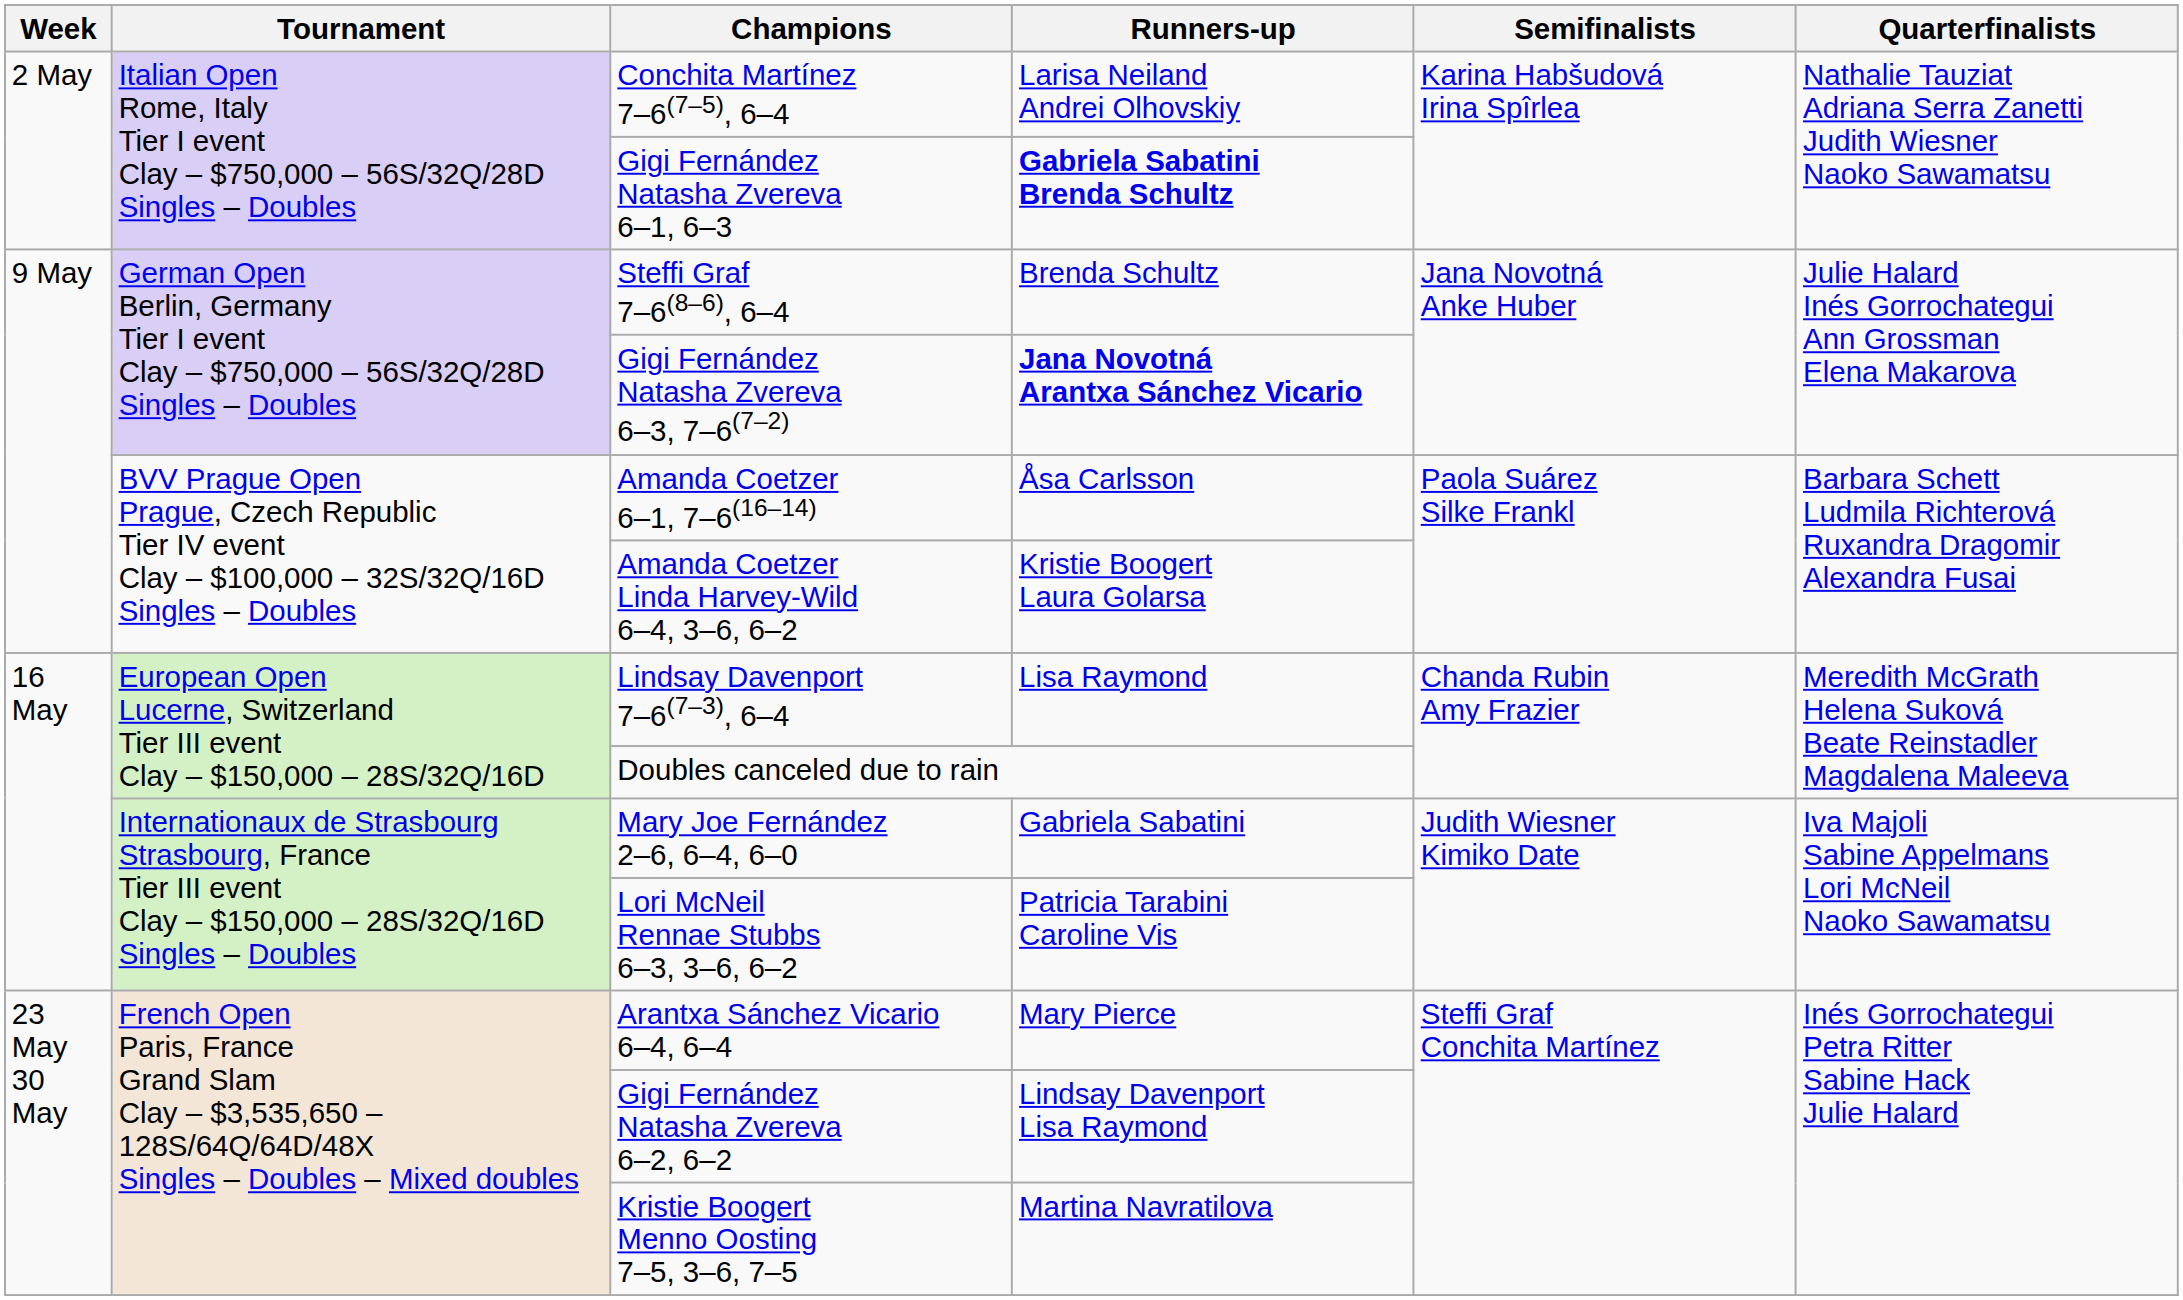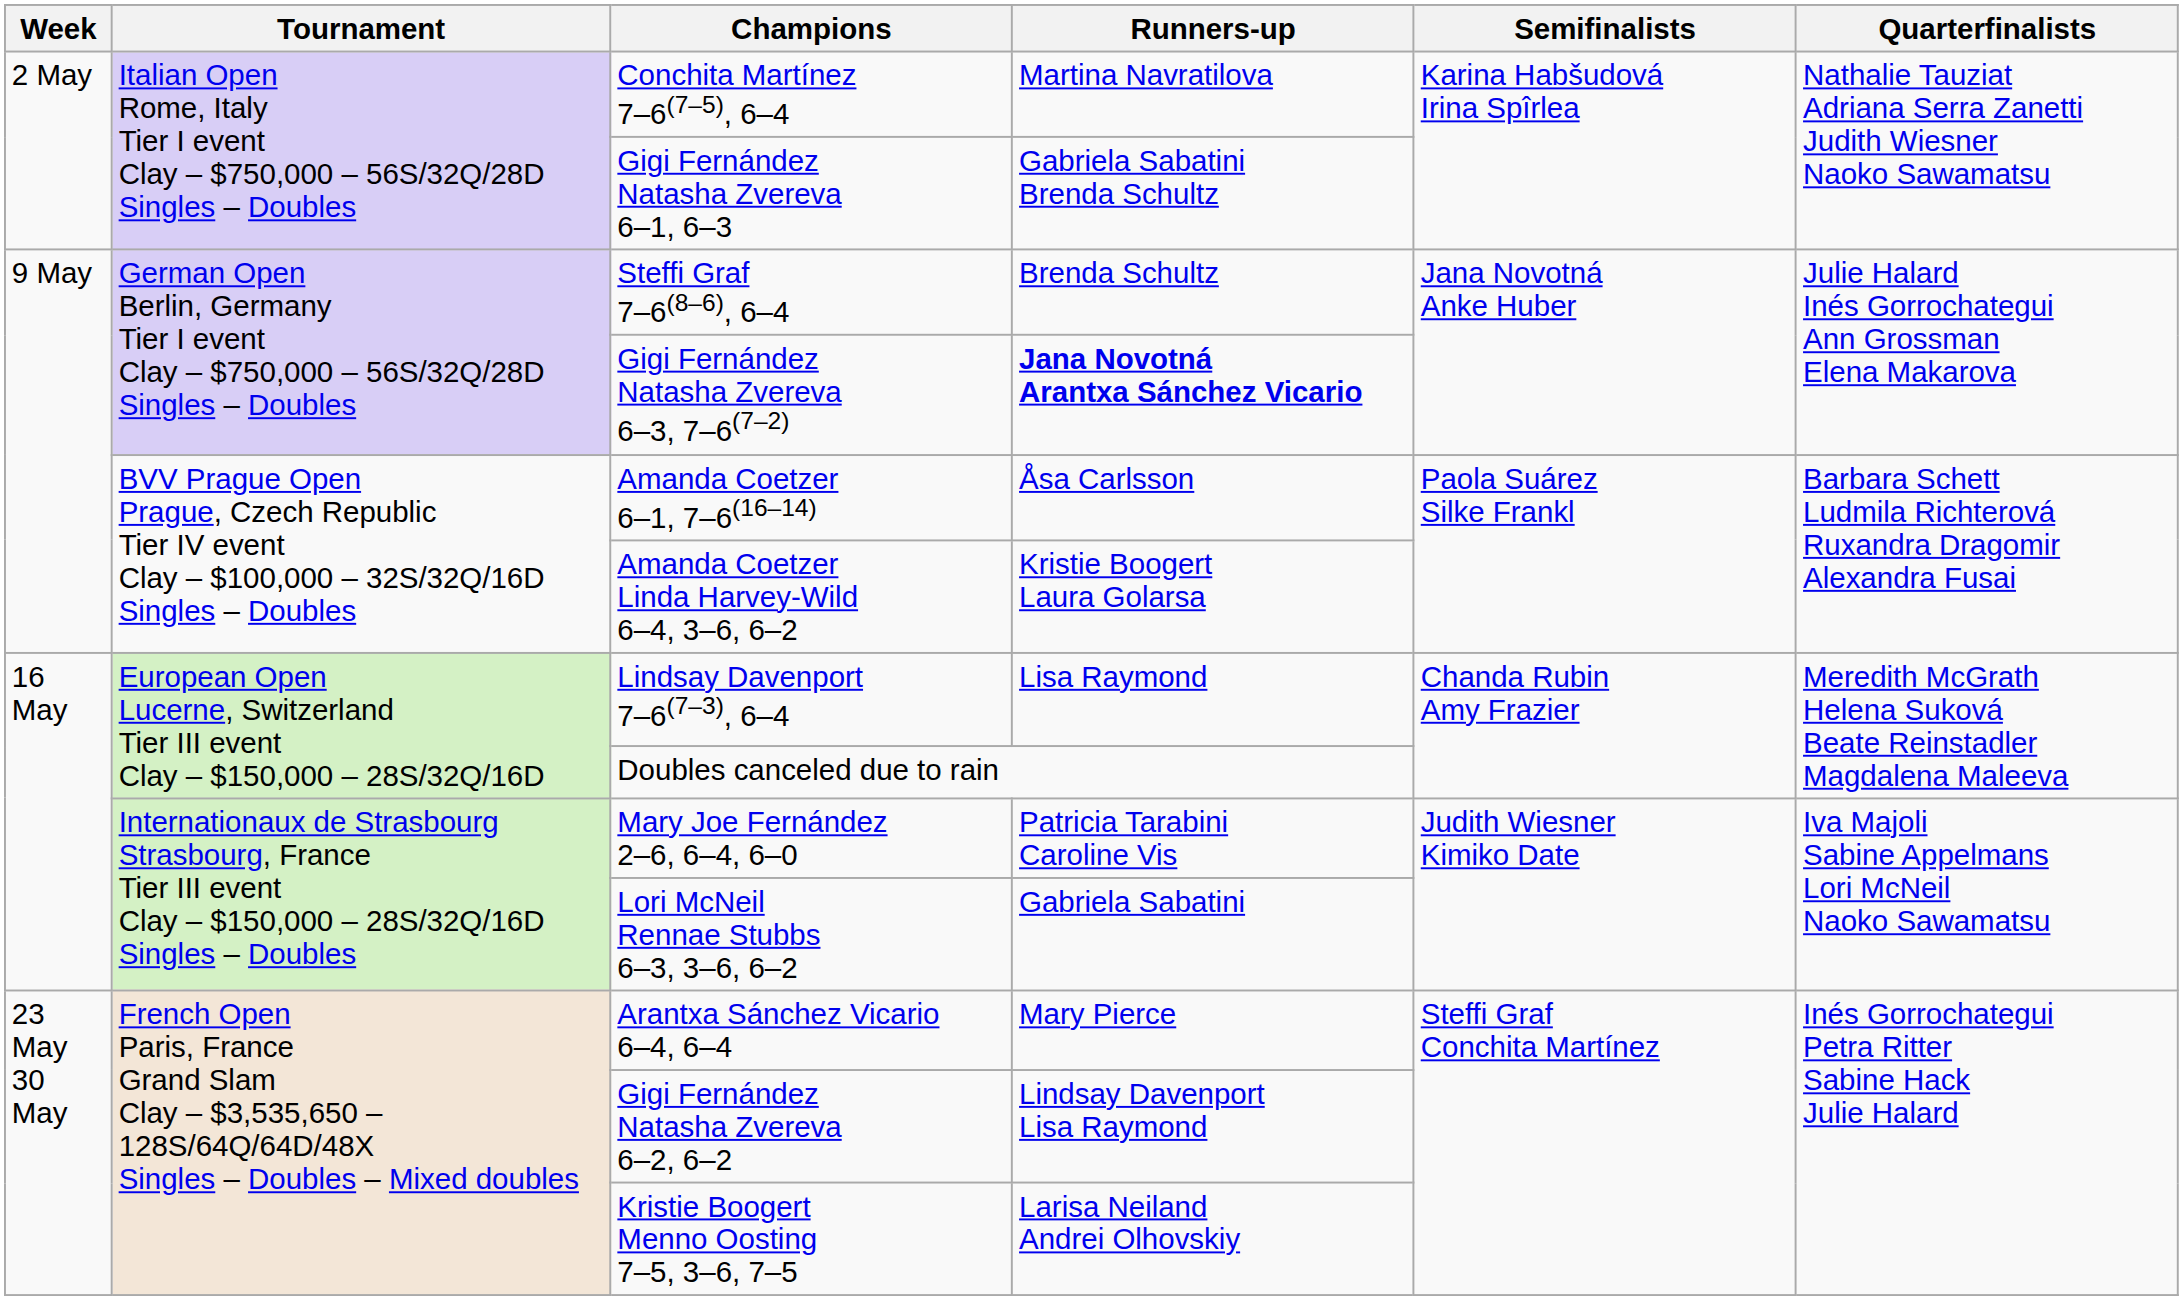(1130, 92) Larisa Neiland Andrei Olhovskiy -> (1146, 75) Martina Navratilova
(1139, 177) bold -> (1132, 177) normal
(1132, 821) Gabriela Sabatini -> (1124, 838) Patricia Tarabini Caroline Vis
(1124, 918) Patricia Tarabini Caroline Vis -> (1132, 901) Gabriela Sabatini
(1146, 1206) Martina Navratilova -> (1130, 1223) Larisa Neiland Andrei Olhovskiy
